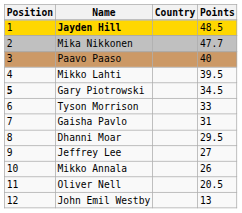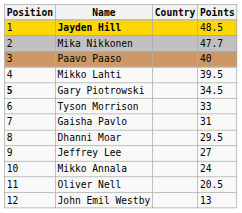(206, 169) 26 -> (206, 169) 24
